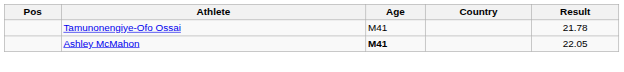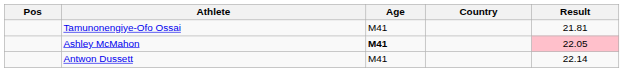(575, 28) 21.78 -> (575, 28) 21.81
(575, 43) no background -> (575, 43) pink background
+ row: (98, 59)
